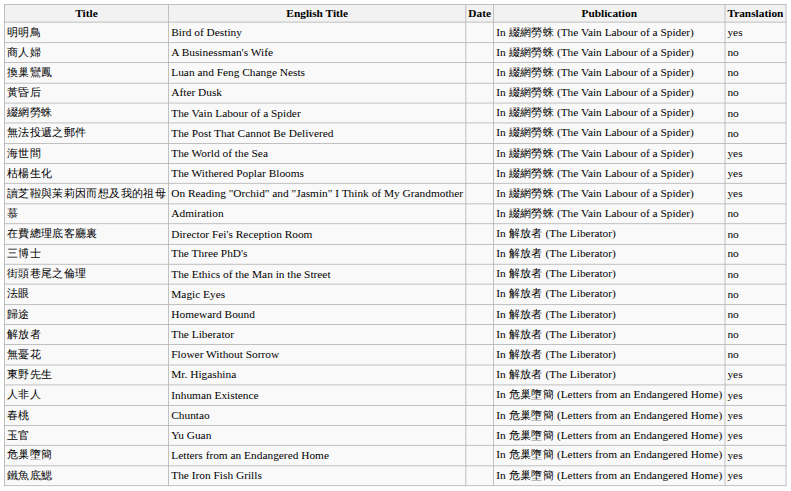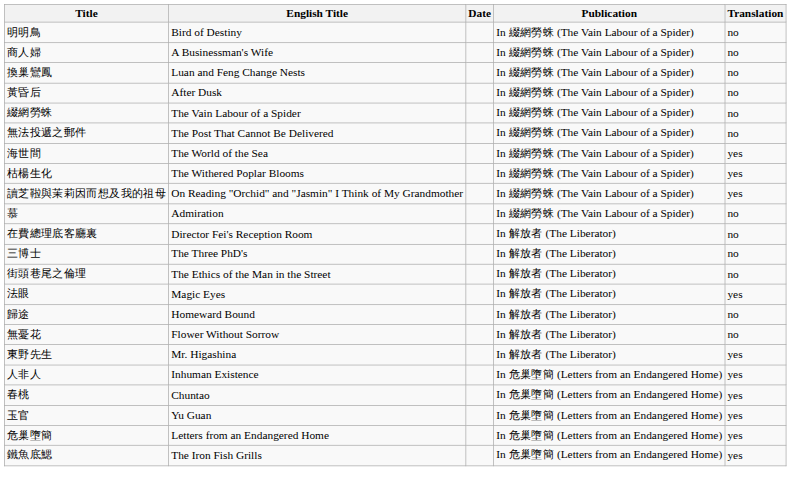(735, 32) yes -> (733, 32) no
(733, 294) no -> (735, 294) yes
- row: (24, 334)
